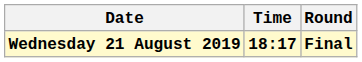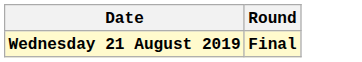- column: (272, 18)
